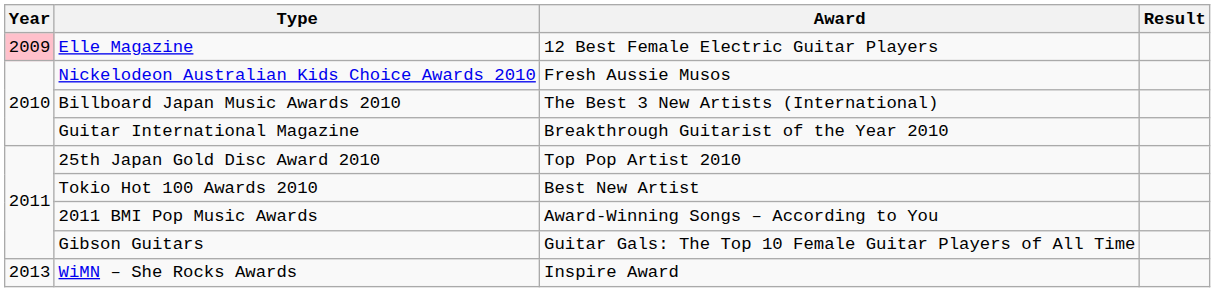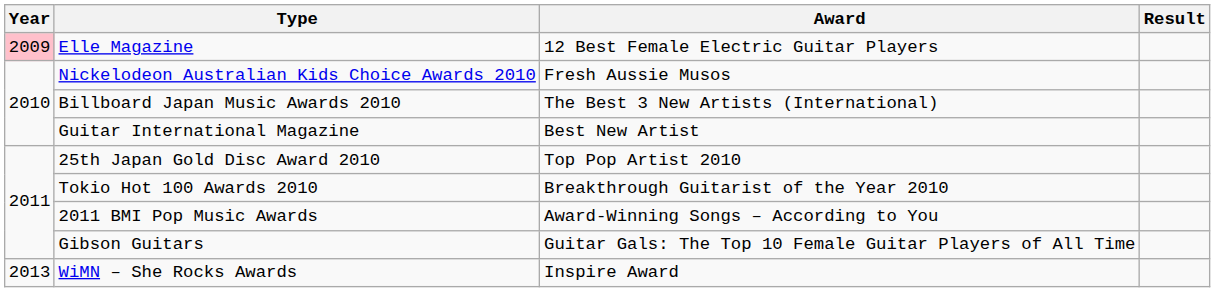(746, 131) Breakthrough Guitarist of the Year 2010 -> (622, 131) Best New Artist
(622, 188) Best New Artist -> (746, 188) Breakthrough Guitarist of the Year 2010
